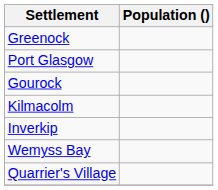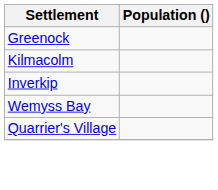- row: (50, 60)
- row: (35, 83)
